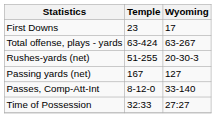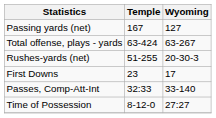rows swapped: (32, 27) <-> (49, 74)
(141, 89) 8-12-0 -> (139, 89) 32:33
(139, 105) 32:33 -> (141, 105) 8-12-0
